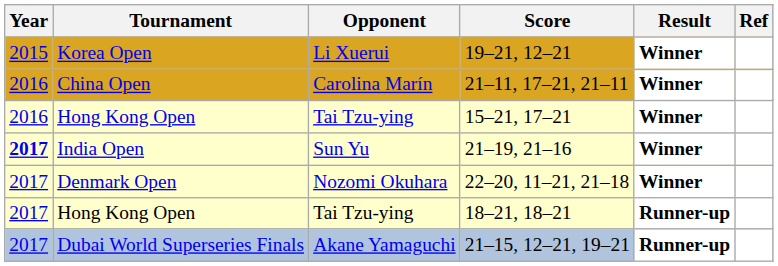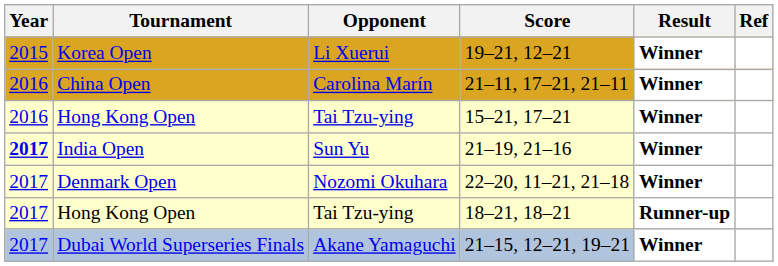(684, 245) Runner-up -> (671, 245) Winner
